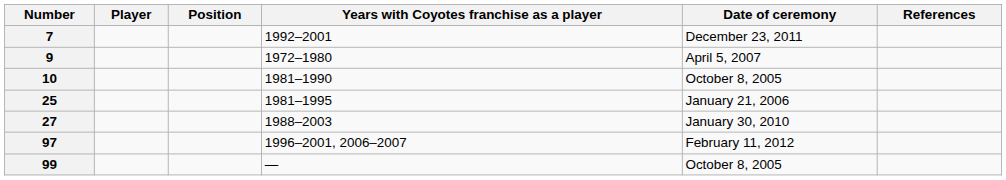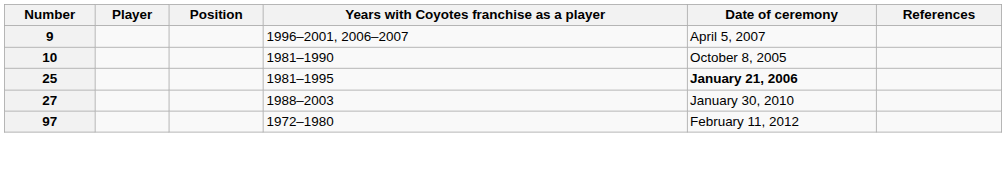- row: (49, 36)
(298, 57) 1972–1980 -> (337, 36) 1996–2001, 2006–2007
(737, 100) normal -> (744, 79) bold
(336, 143) 1996–2001, 2006–2007 -> (300, 121) 1972–1980
- row: (49, 164)
